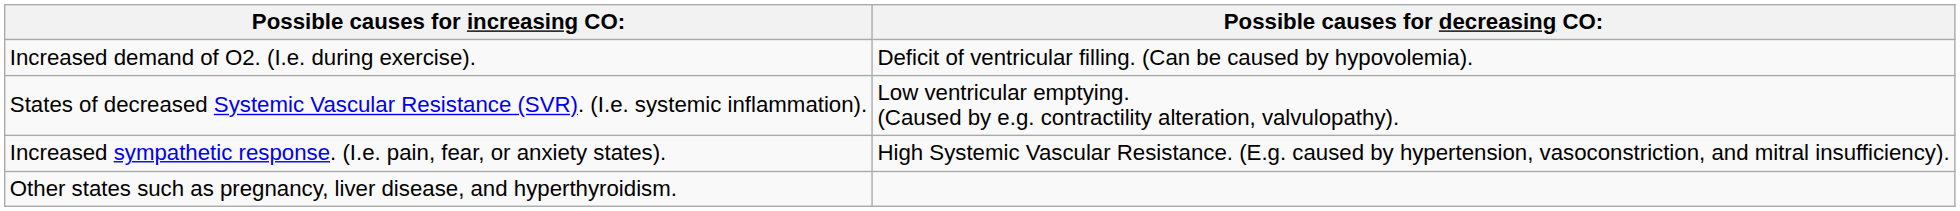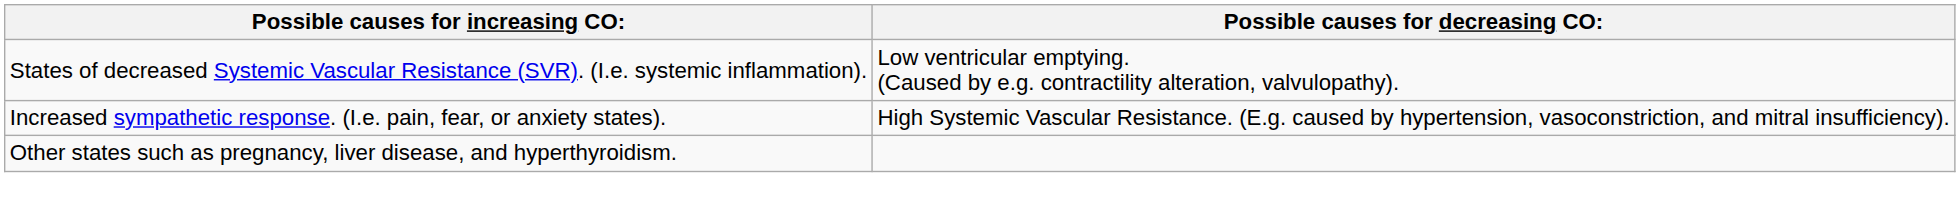- row: (243, 57)
